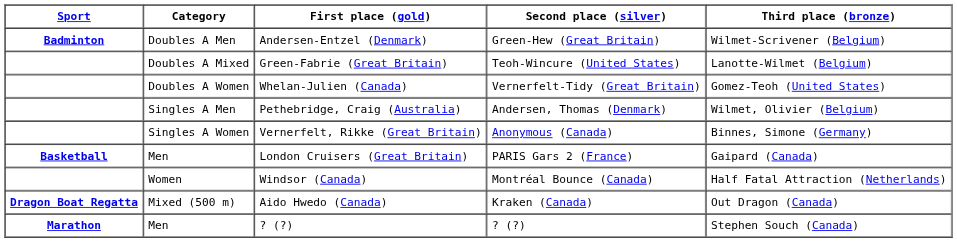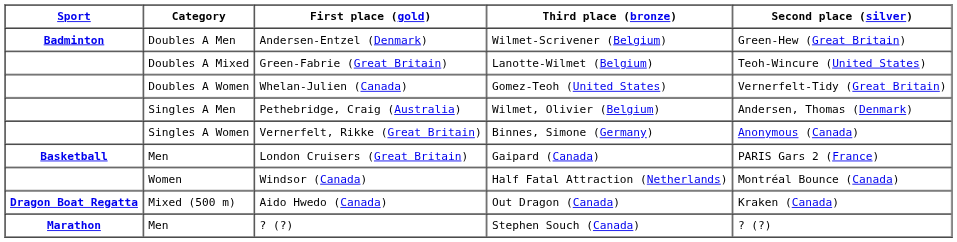columns swapped: (596, 16) <-> (829, 16)
